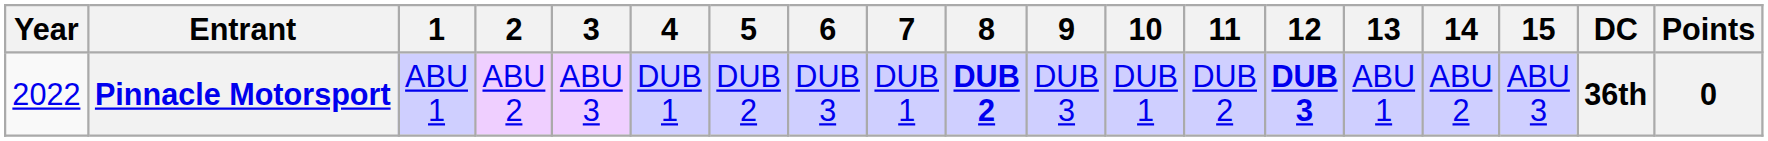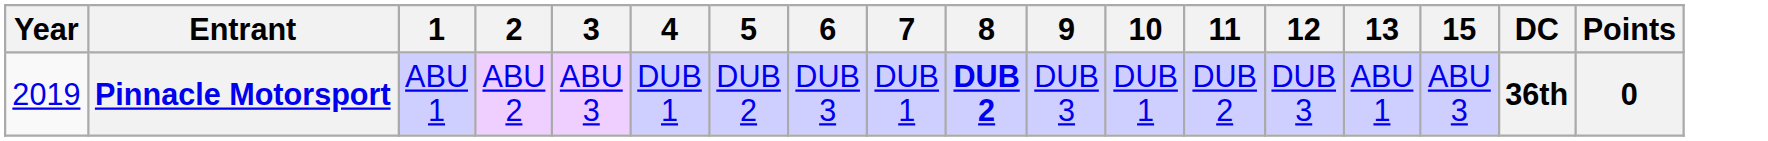- column: (1461, 29)
(46, 94) 2022 -> (46, 94) 2019
(1305, 94) bold -> (1304, 94) normal
